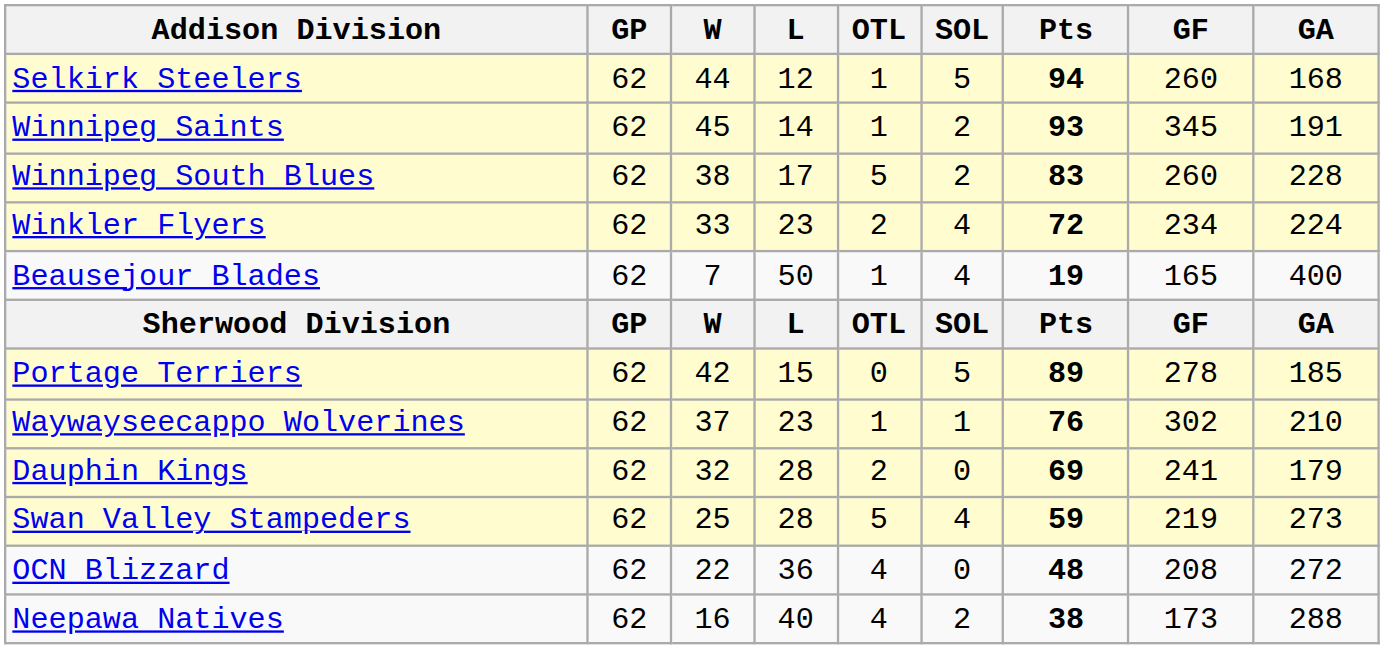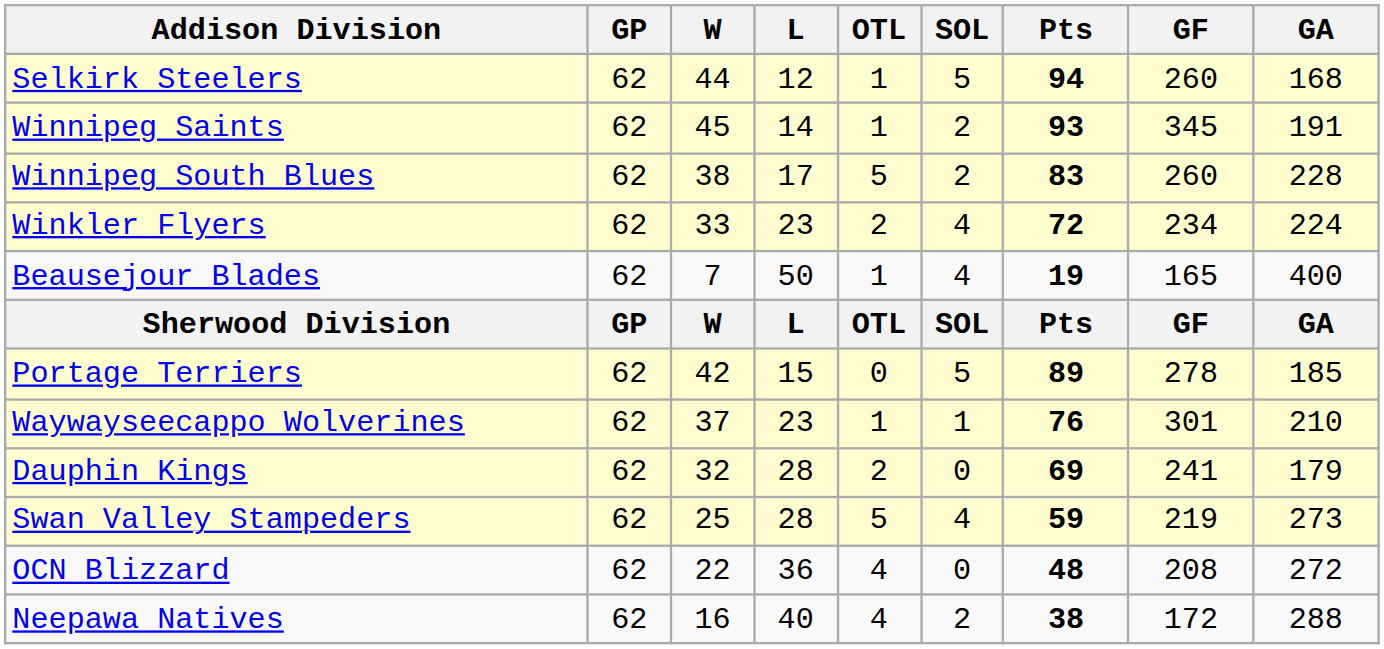(1191, 423) 302 -> (1191, 423) 301
(1191, 620) 173 -> (1191, 620) 172
